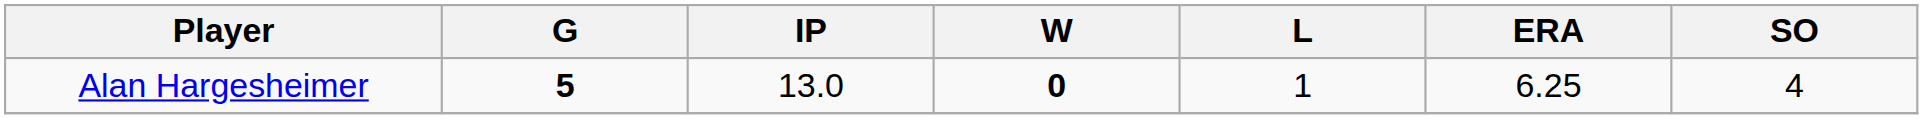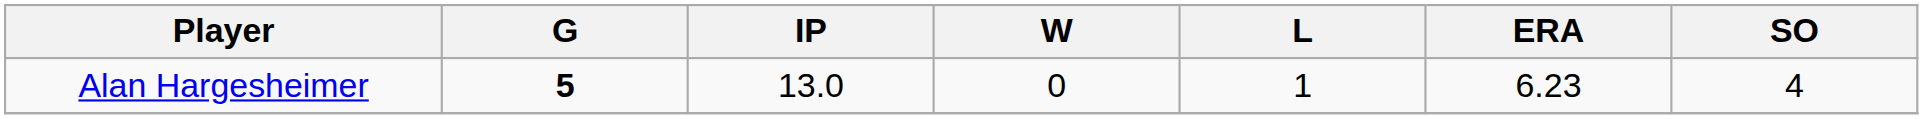(1057, 85) bold -> (1057, 85) normal
(1549, 85) 6.25 -> (1549, 85) 6.23
